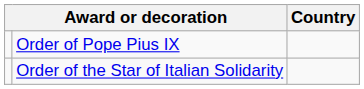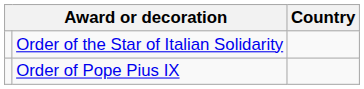rows swapped: (150, 71) <-> (98, 44)
